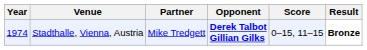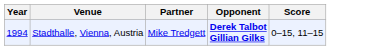- column: (344, 12)
(17, 33) 1974 -> (17, 33) 1994
